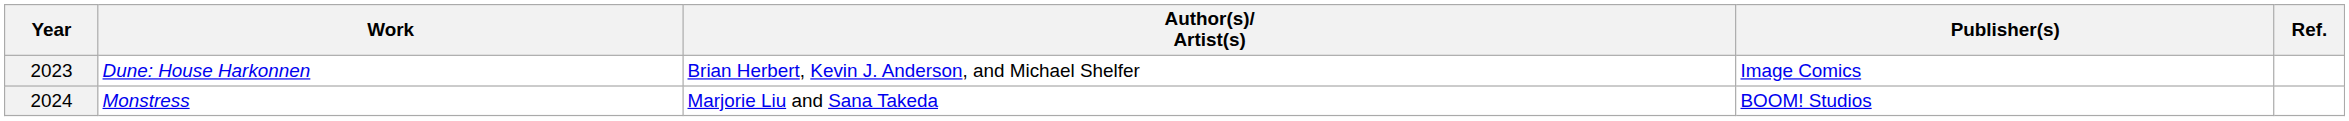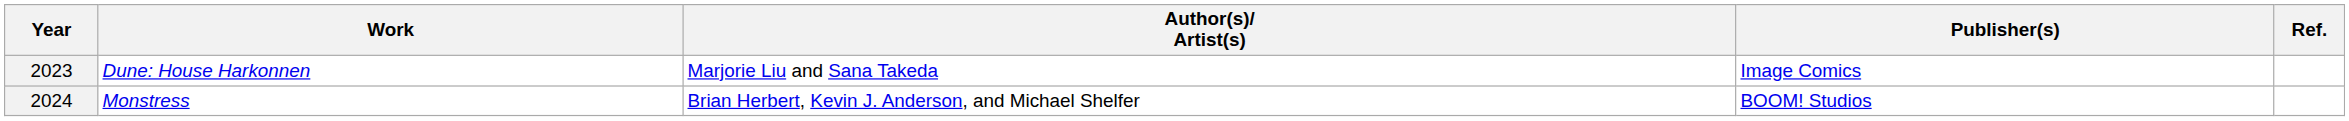(914, 70) Brian Herbert, Kevin J. Anderson, and Michael Shelfer -> (813, 70) Marjorie Liu and Sana Takeda
(813, 100) Marjorie Liu and Sana Takeda -> (914, 100) Brian Herbert, Kevin J. Anderson, and Michael Shelfer
